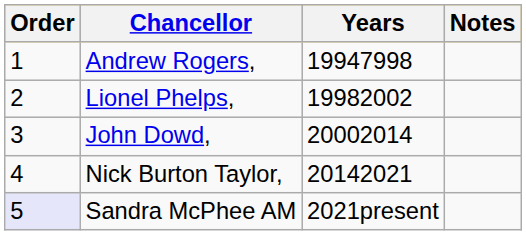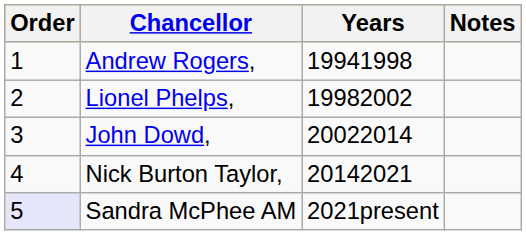(360, 60) 19947998 -> (360, 60) 19941998
(360, 135) 20002014 -> (360, 135) 20022014
